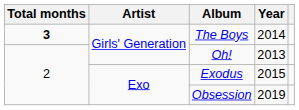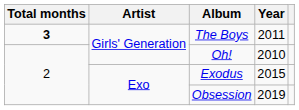(271, 34) 2014 -> (271, 34) 2011
(271, 54) 2013 -> (271, 54) 2010
